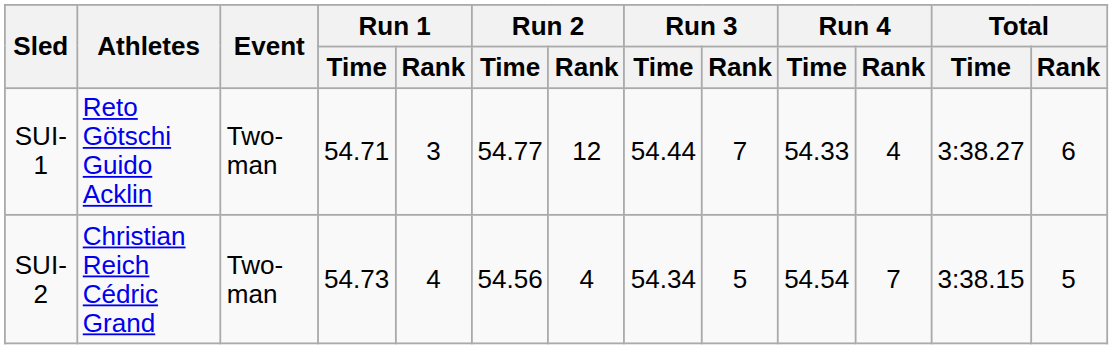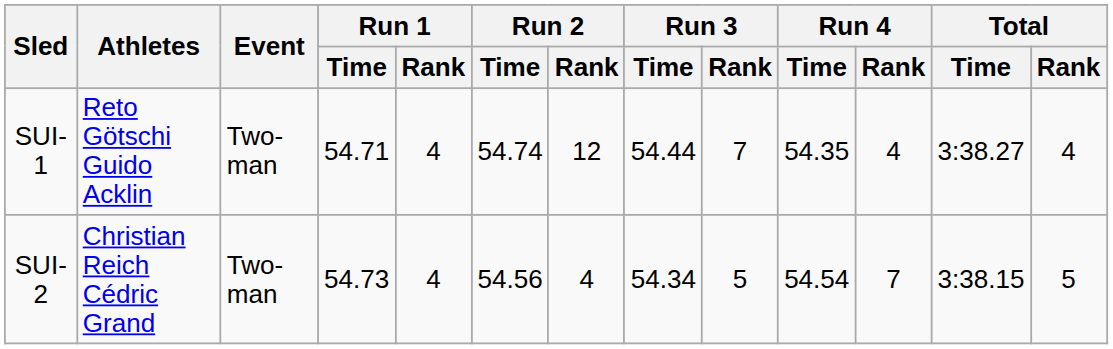(433, 152) 3 -> (433, 152) 4
(510, 152) 54.77 -> (510, 152) 54.74
(817, 152) 54.33 -> (817, 152) 54.35
(1068, 152) 6 -> (1068, 152) 4
